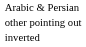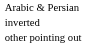rows swapped: (43, 22) <-> (22, 37)
